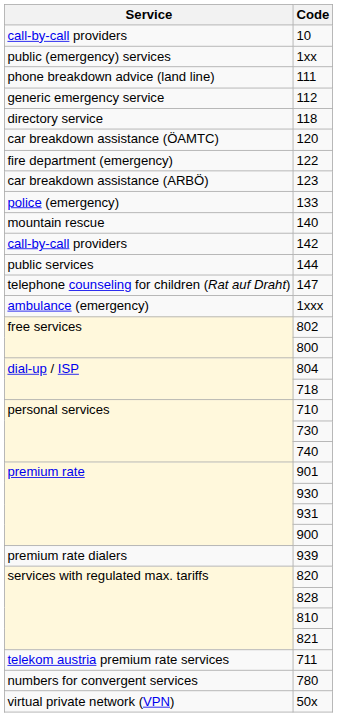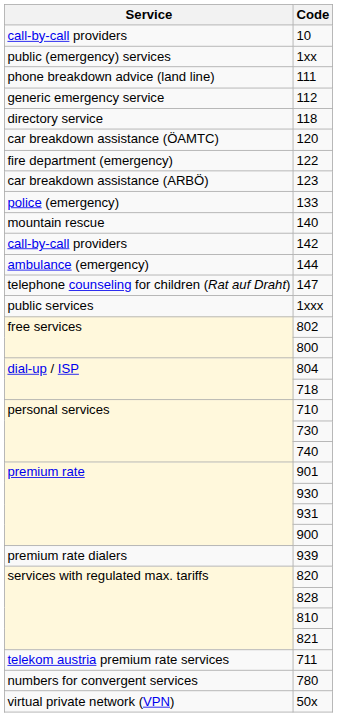(50, 264) public services -> (78, 264) ambulance (emergency)
(78, 306) ambulance (emergency) -> (50, 306) public services
